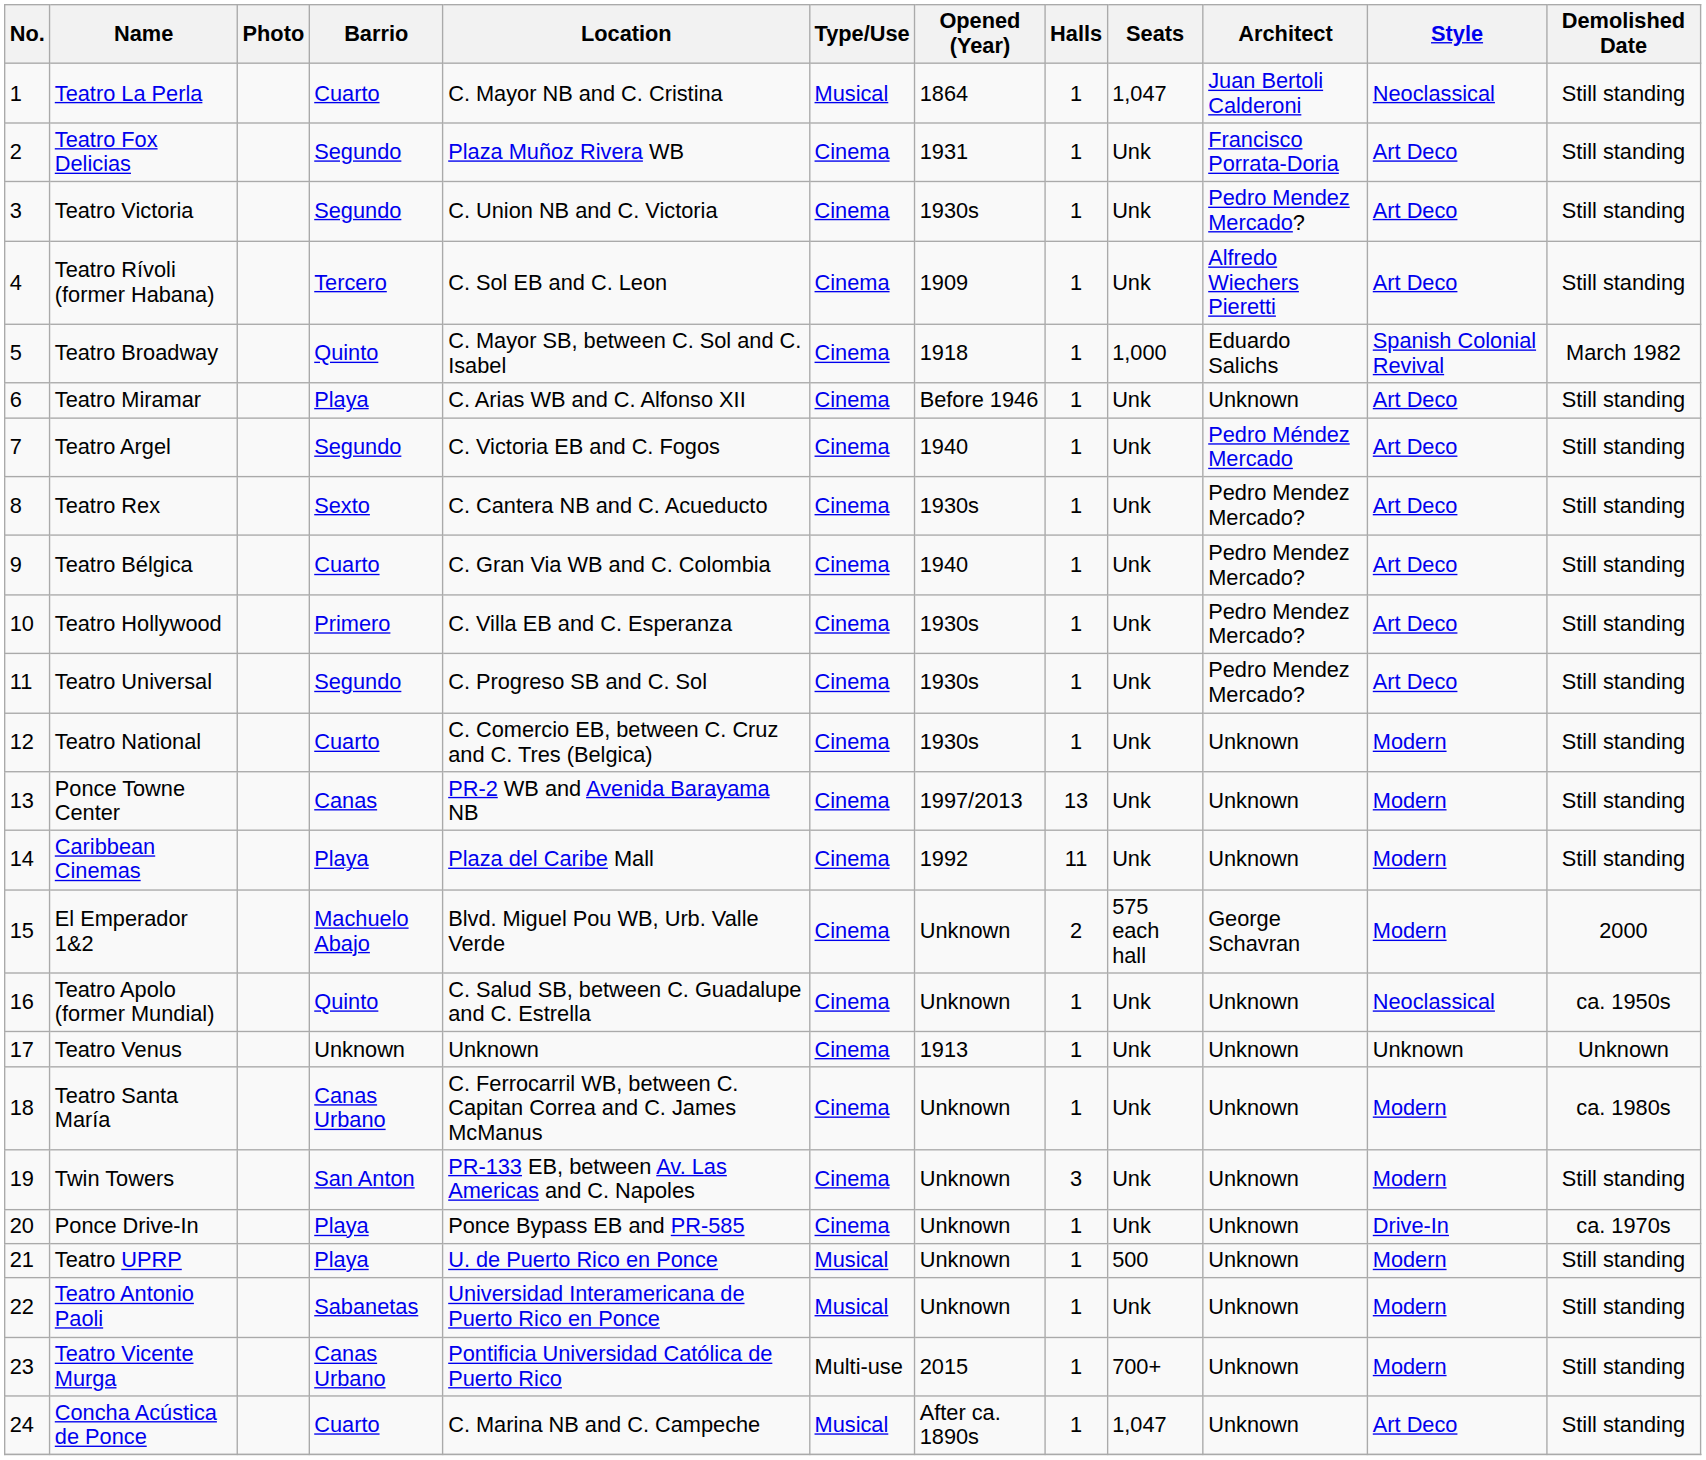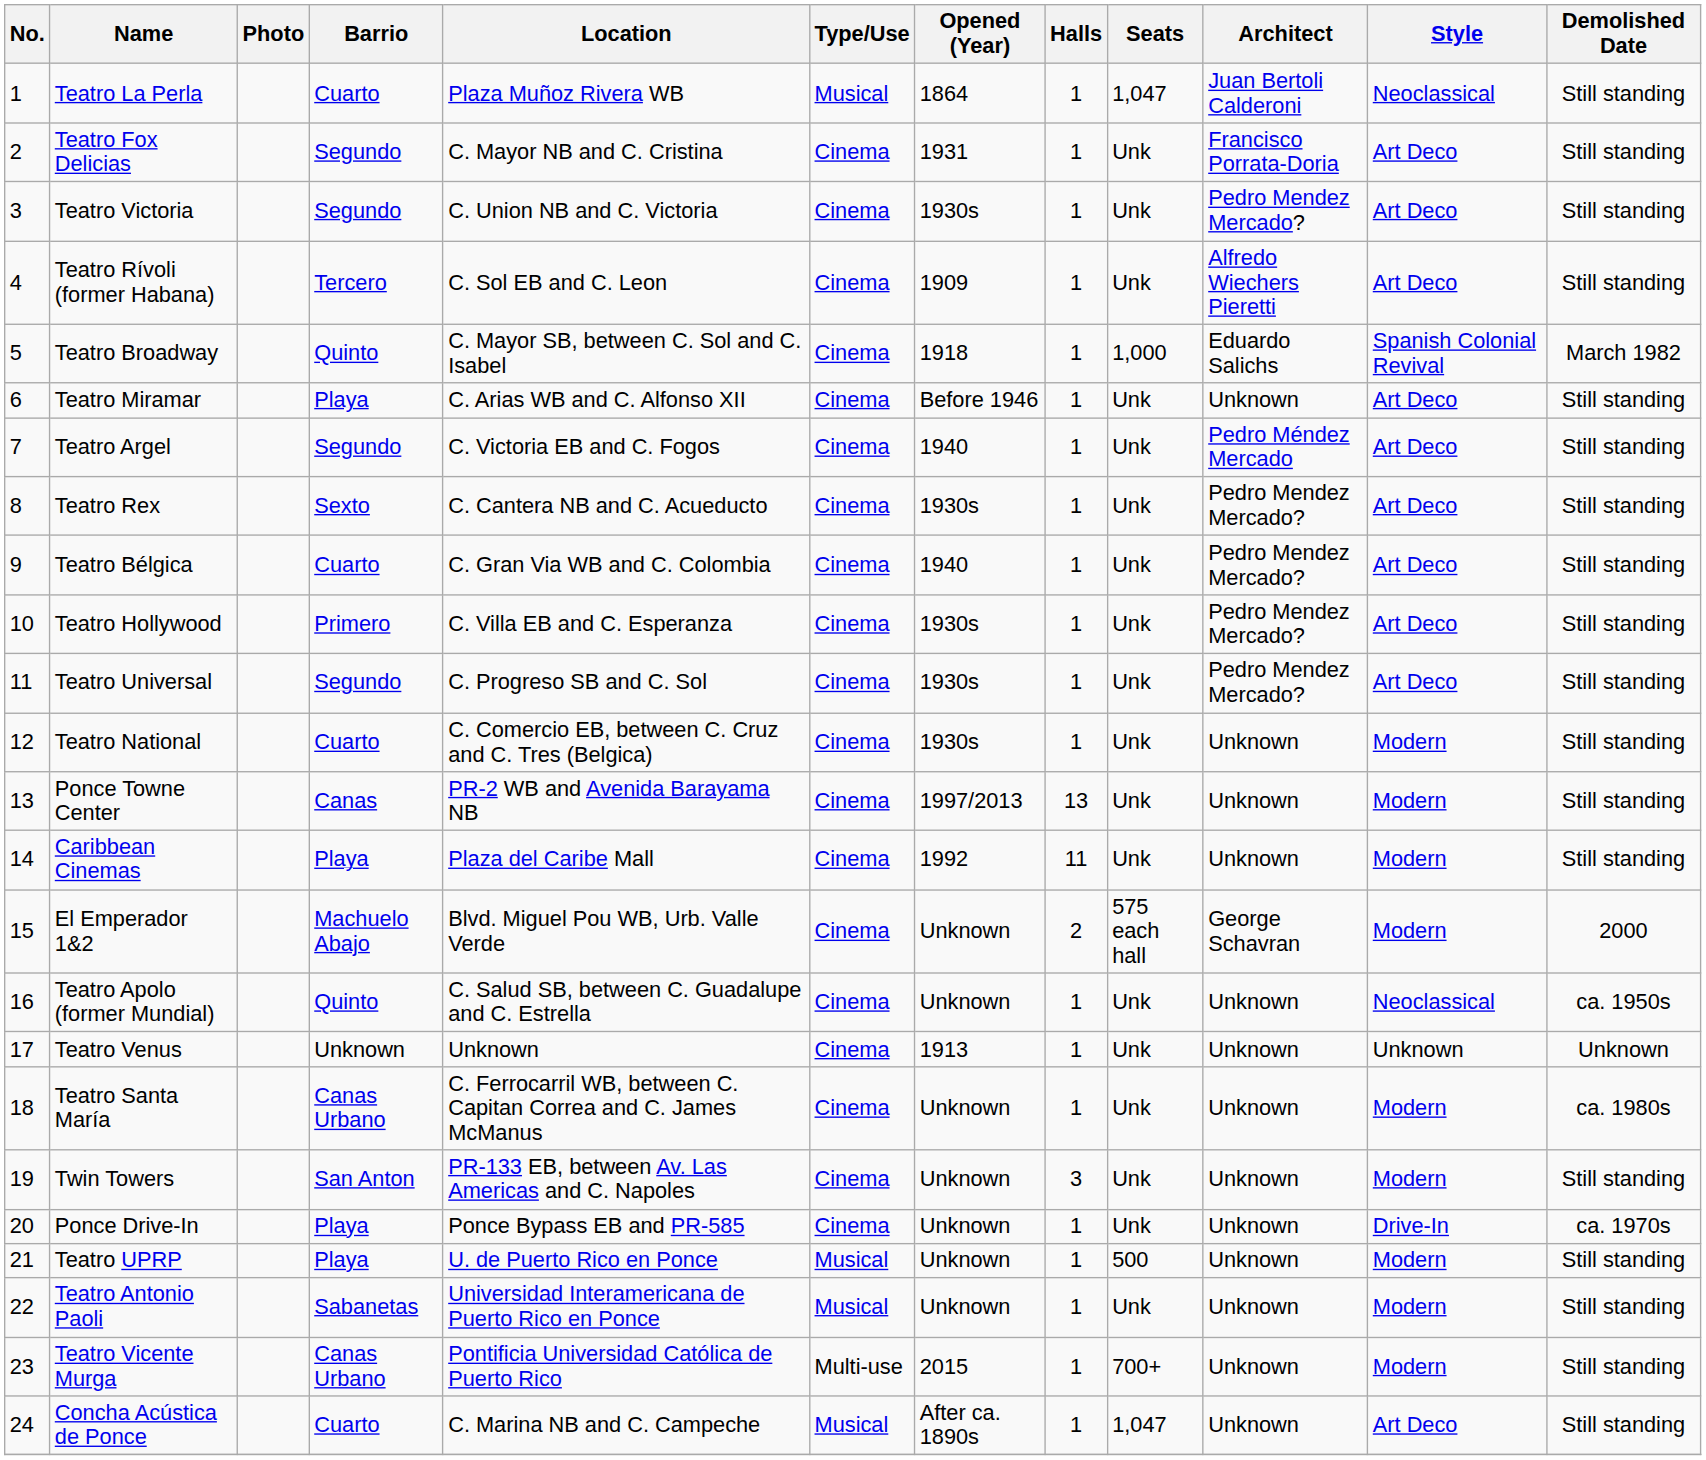(585, 92) C. Mayor NB and C. Cristina -> (566, 92) Plaza Muñoz Rivera WB
(566, 151) Plaza Muñoz Rivera WB -> (585, 151) C. Mayor NB and C. Cristina
